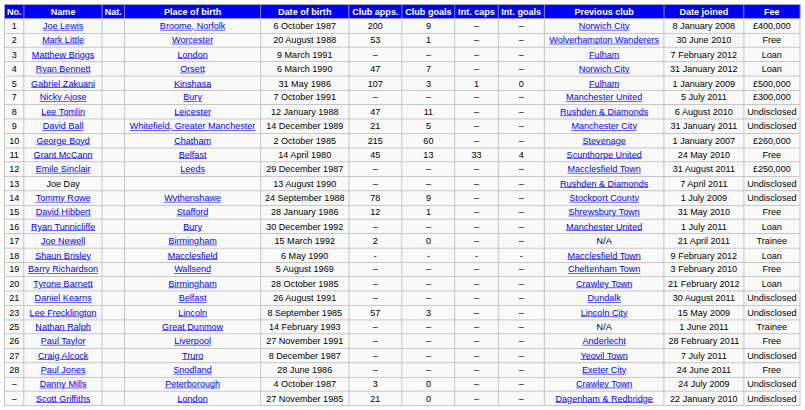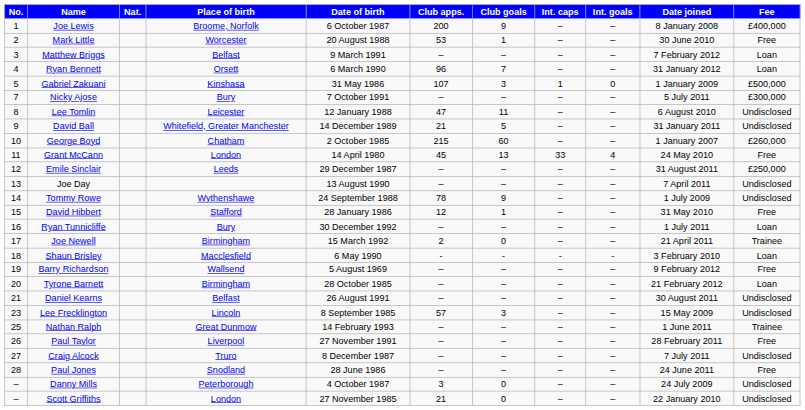- column: (604, 12)
(193, 55) London -> (226, 55) Belfast
(375, 69) 47 -> (441, 69) 96
(193, 155) Belfast -> (226, 155) London
(704, 256) 9 February 2012 -> (687, 256) 3 February 2010
(704, 270) 3 February 2010 -> (687, 270) 9 February 2012
